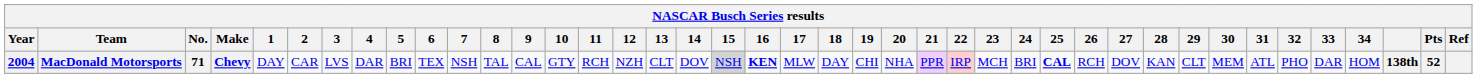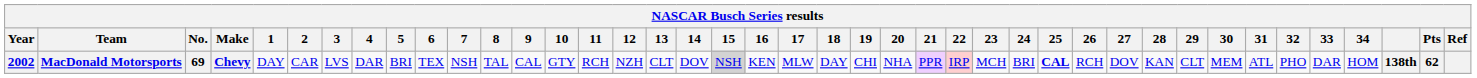(21, 62) 2004 -> (21, 62) 2002
(198, 62) 71 -> (198, 62) 69
(763, 62) bold -> (762, 62) normal
(1433, 62) 52 -> (1432, 62) 62
